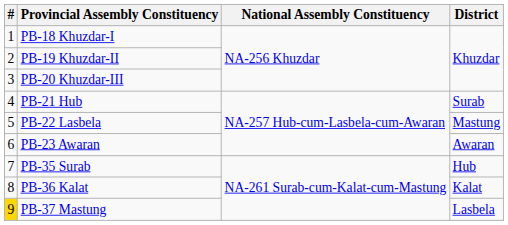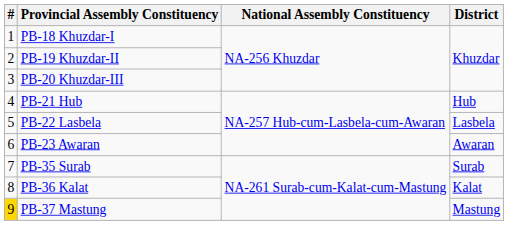(468, 101) Surab -> (464, 101) Hub
(476, 123) Mastung -> (474, 123) Lasbela
(464, 166) Hub -> (468, 166) Surab
(474, 209) Lasbela -> (476, 209) Mastung
